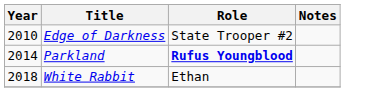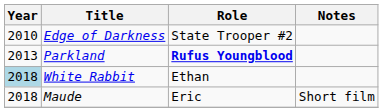(23, 56) 2014 -> (23, 56) 2013
(23, 76) no background -> (23, 76) lightblue background
+ row: (63, 97)
